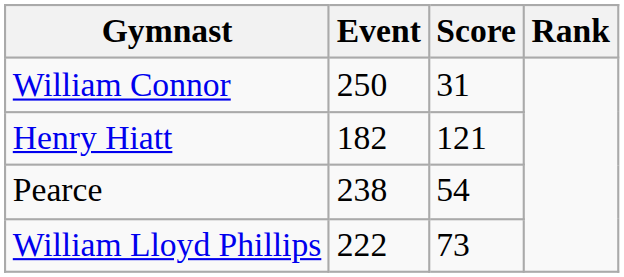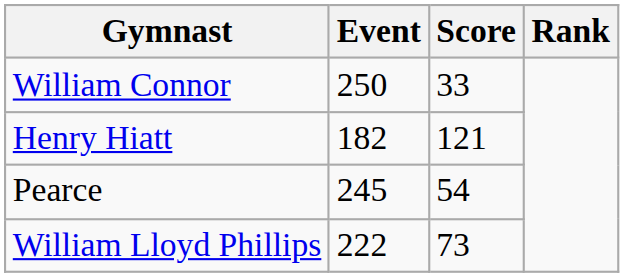(453, 84) 31 -> (453, 84) 33
(362, 191) 238 -> (362, 191) 245
